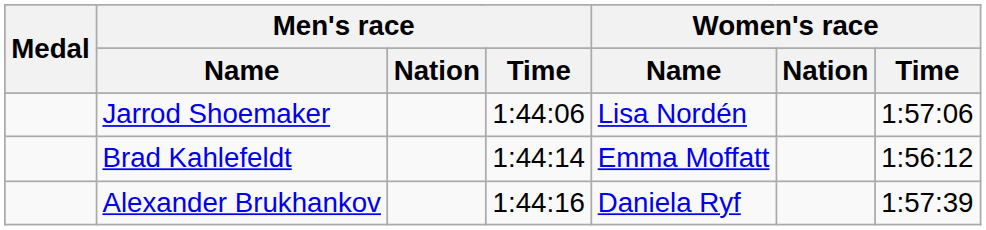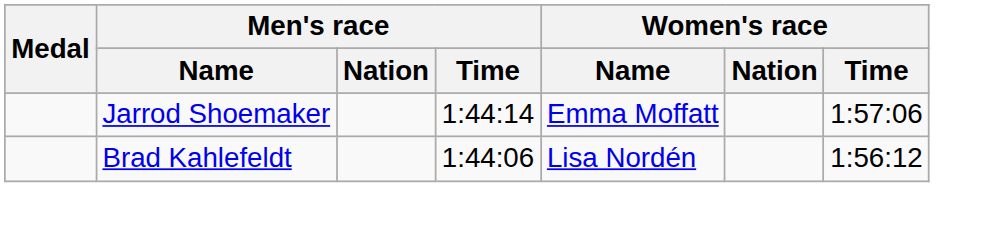(539, 114) 1:44:06 -> (488, 114) 1:44:14
(672, 114) Lisa Nordén -> (633, 114) Emma Moffatt
(539, 158) 1:44:14 -> (488, 158) 1:44:06
(684, 158) Emma Moffatt -> (622, 158) Lisa Nordén
- row: (242, 202)
